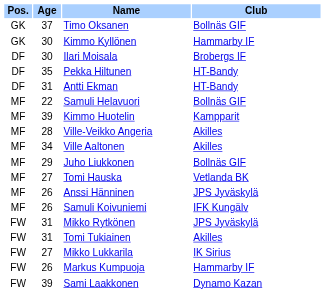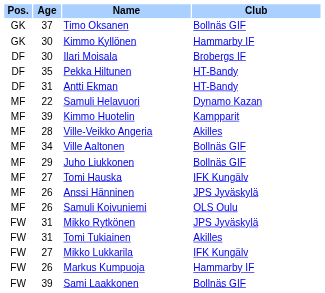(220, 102) Bollnäs GIF -> (228, 102) Dynamo Kazan
(208, 147) Akilles -> (220, 147) Bollnäs GIF
(221, 177) Vetlanda BK -> (221, 177) IFK Kungälv
(221, 207) IFK Kungälv -> (215, 207) OLS Oulu
(212, 253) IK Sirius -> (221, 253) IFK Kungälv
(228, 283) Dynamo Kazan -> (220, 283) Bollnäs GIF
